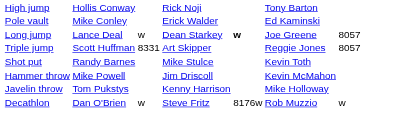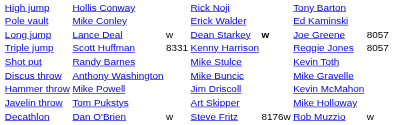(187, 48) Art Skipper -> (225, 48) Kenny Harrison
+ row: (33, 75)
(196, 89) Kenny Harrison -> (215, 103) Art Skipper
